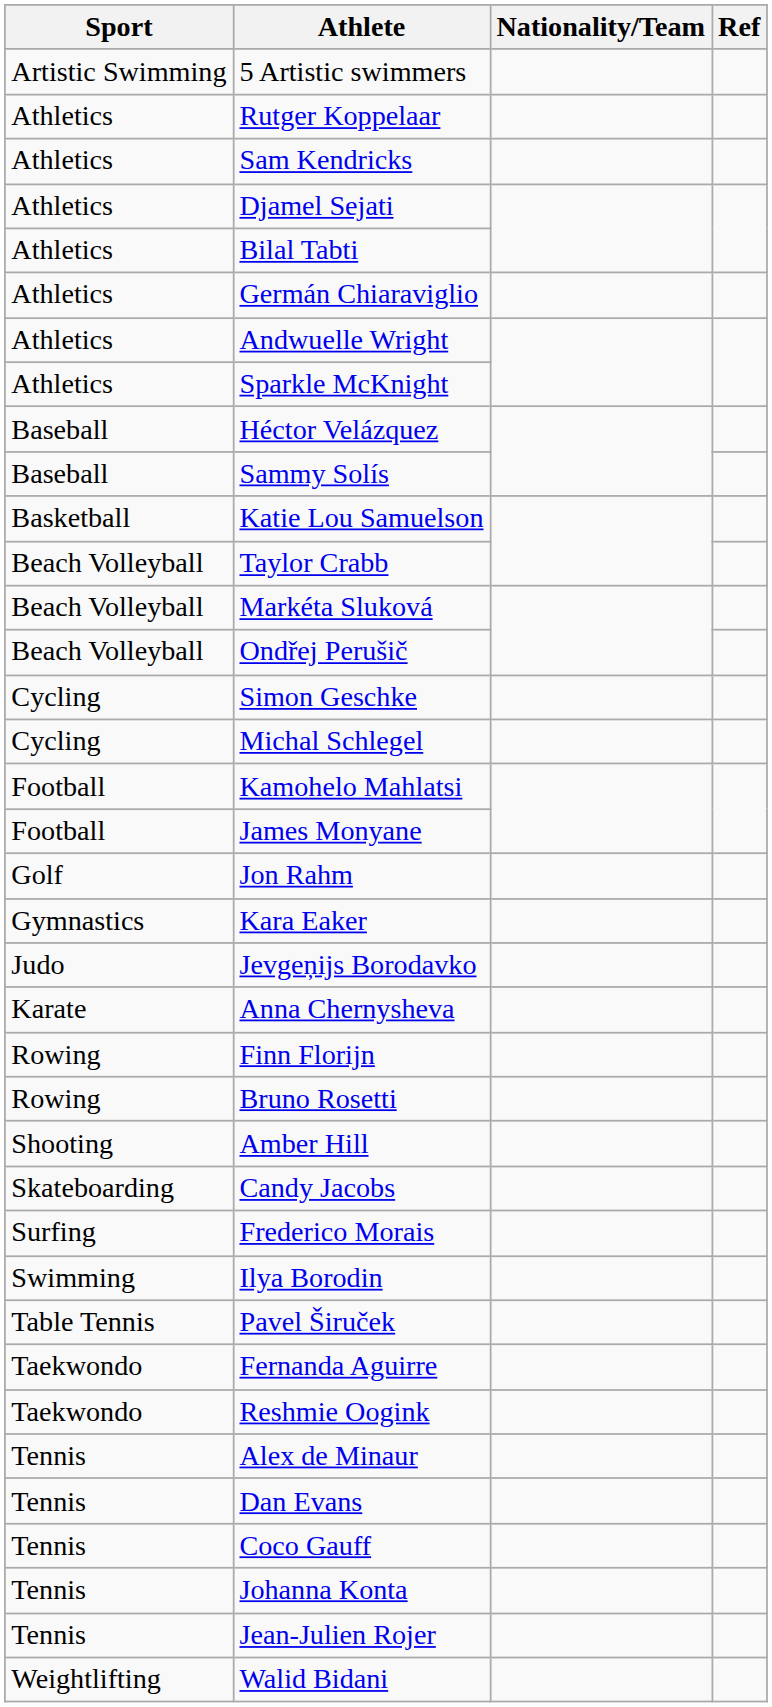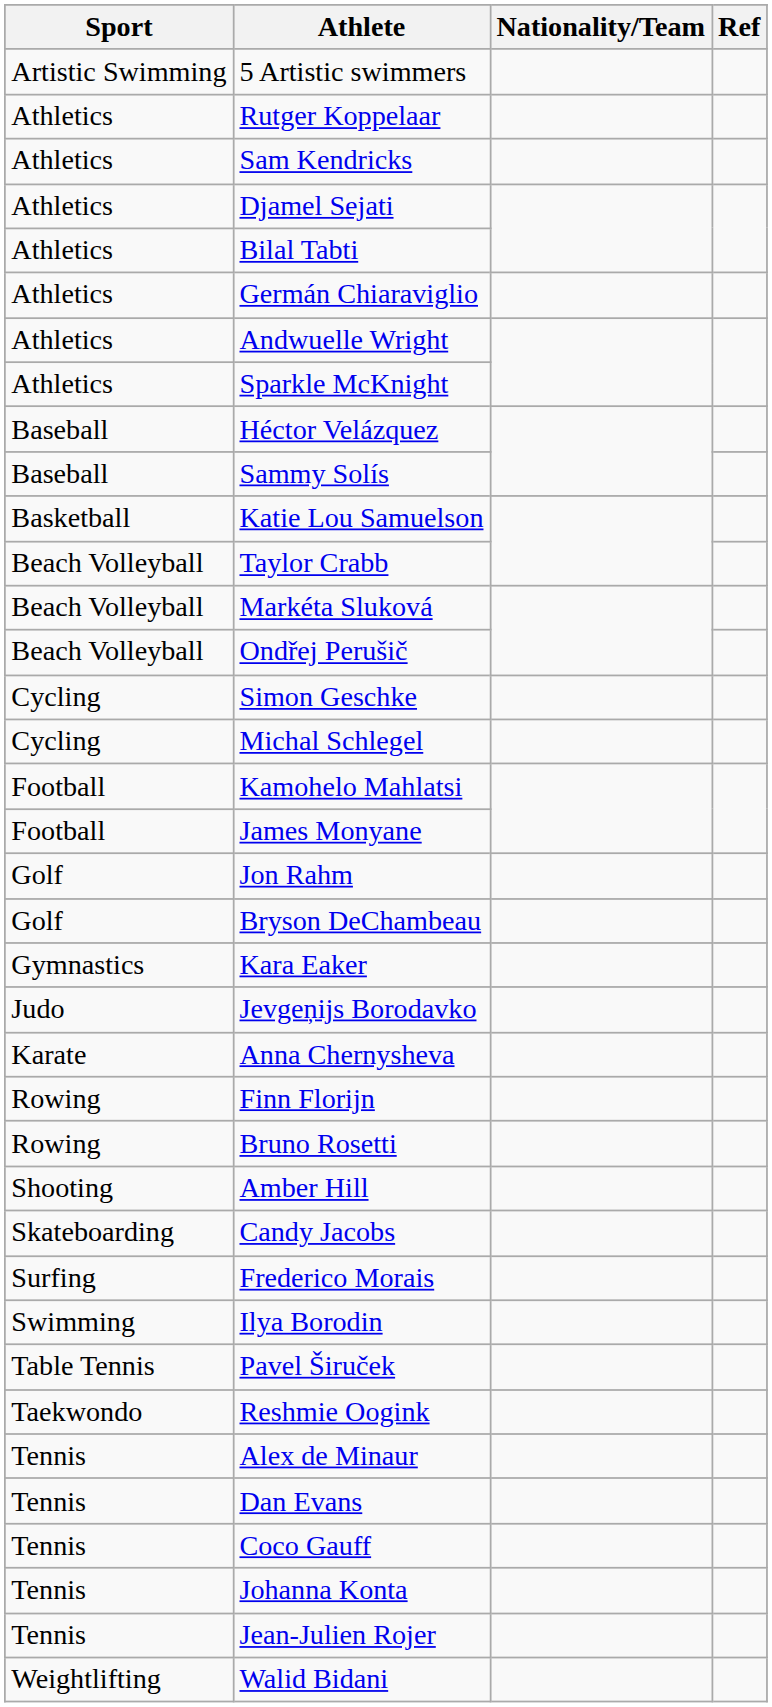+ row: (360, 920)
- row: (338, 1366)
